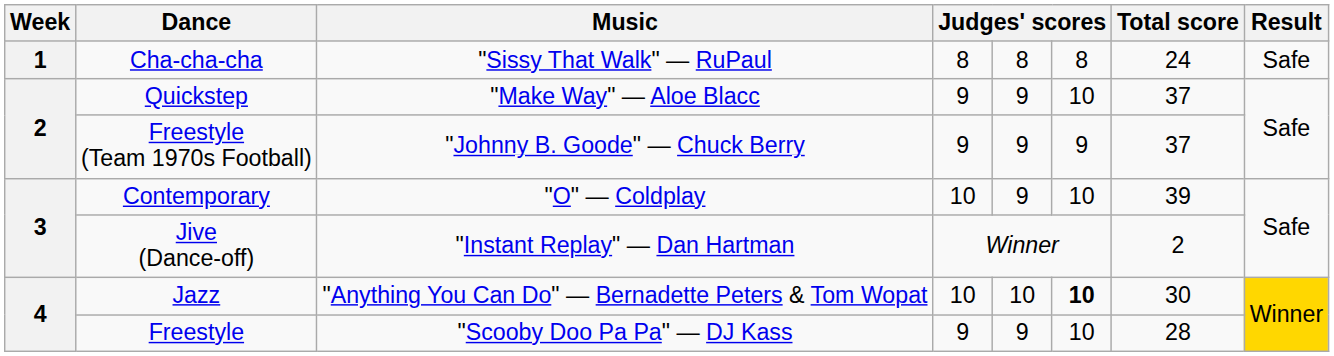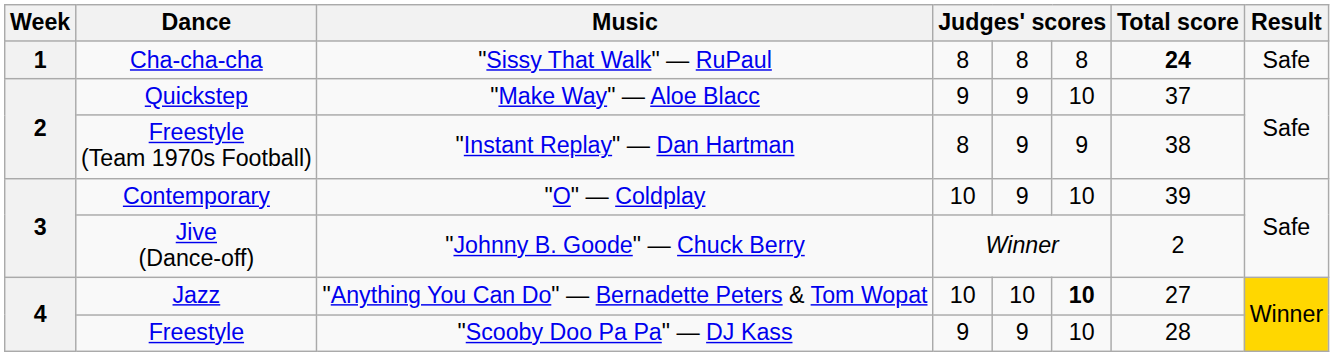(1178, 59) normal -> (1178, 59) bold
(625, 146) "Johnny B. Goode" — Chuck Berry -> (625, 146) "Instant Replay" — Dan Hartman
(963, 146) 9 -> (963, 146) 8
(1178, 146) 37 -> (1178, 146) 38
(625, 246) "Instant Replay" — Dan Hartman -> (625, 246) "Johnny B. Goode" — Chuck Berry
(1178, 295) 30 -> (1178, 295) 27
